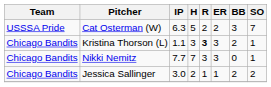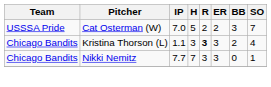(179, 27) 6.3 -> (179, 27) 7.0
(253, 43) 1 -> (253, 43) 4
- row: (119, 74)
